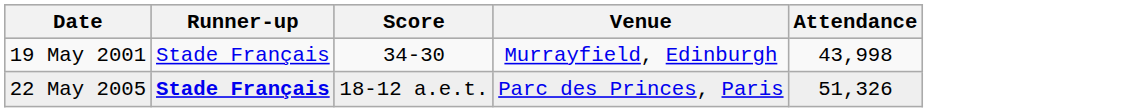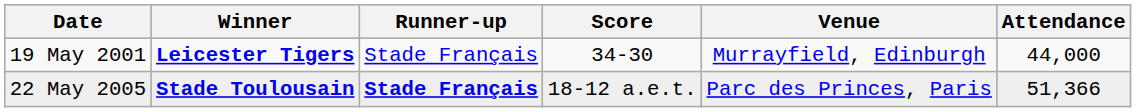+ column: (255, 22)
(855, 55) 43,998 -> (1064, 55) 44,000
(855, 89) 51,326 -> (1064, 89) 51,366
